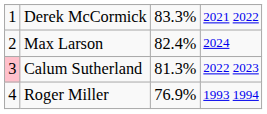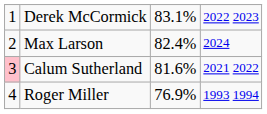(175, 17) 83.3% -> (175, 17) 83.1%
(231, 17) 2021 2022 -> (231, 17) 2022 2023
(175, 69) 81.3% -> (175, 69) 81.6%
(231, 69) 2022 2023 -> (231, 69) 2021 2022
